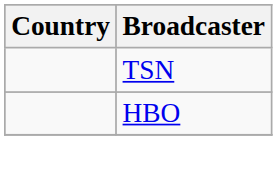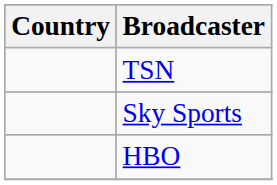+ row: (182, 112)
